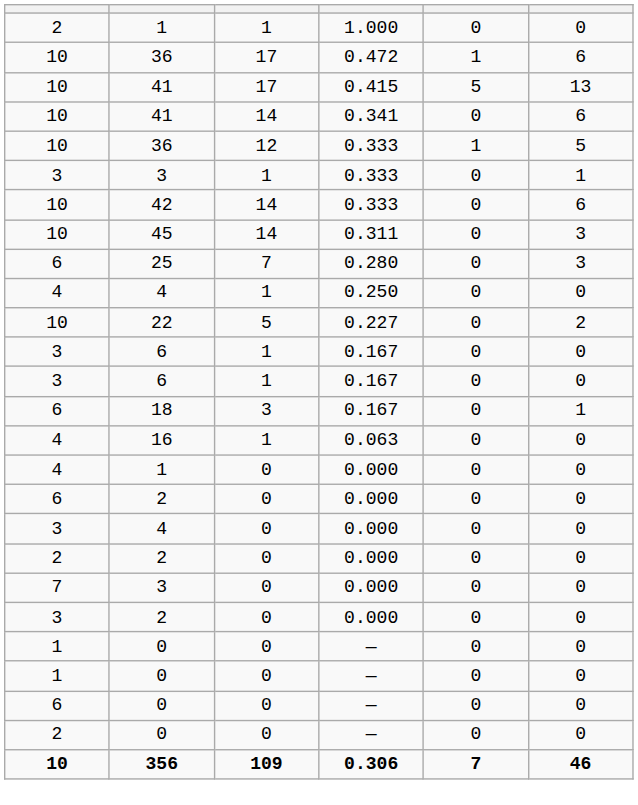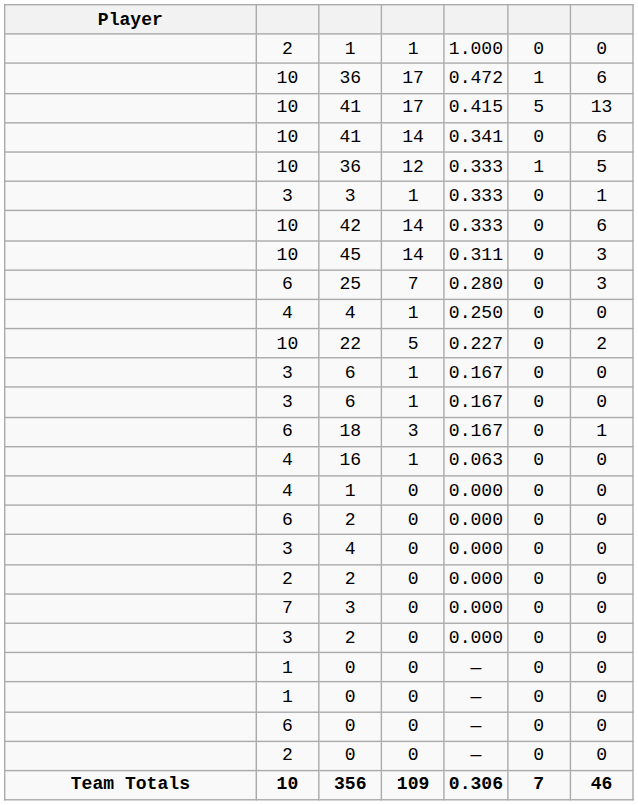+ column: (130, 19)
